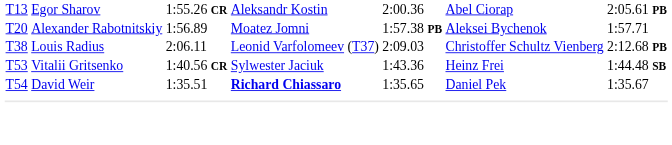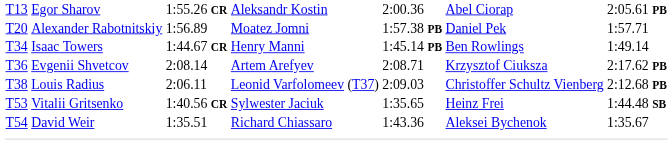(496, 28) Aleksei Bychenok -> (476, 28) Daniel Pek
+ row: (17, 47)
+ row: (17, 66)
(403, 66) 1:43.36 -> (403, 103) 1:35.65
(286, 85) bold -> (281, 122) normal
(403, 85) 1:35.65 -> (403, 122) 1:43.36
(476, 85) Daniel Pek -> (496, 122) Aleksei Bychenok
